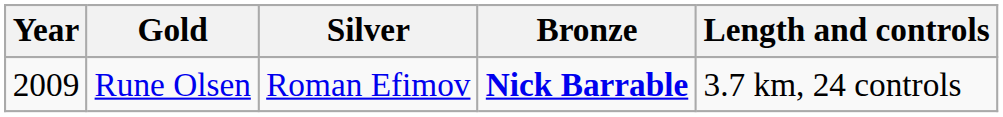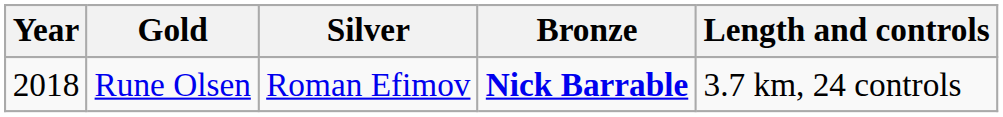(46, 83) 2009 -> (46, 83) 2018
